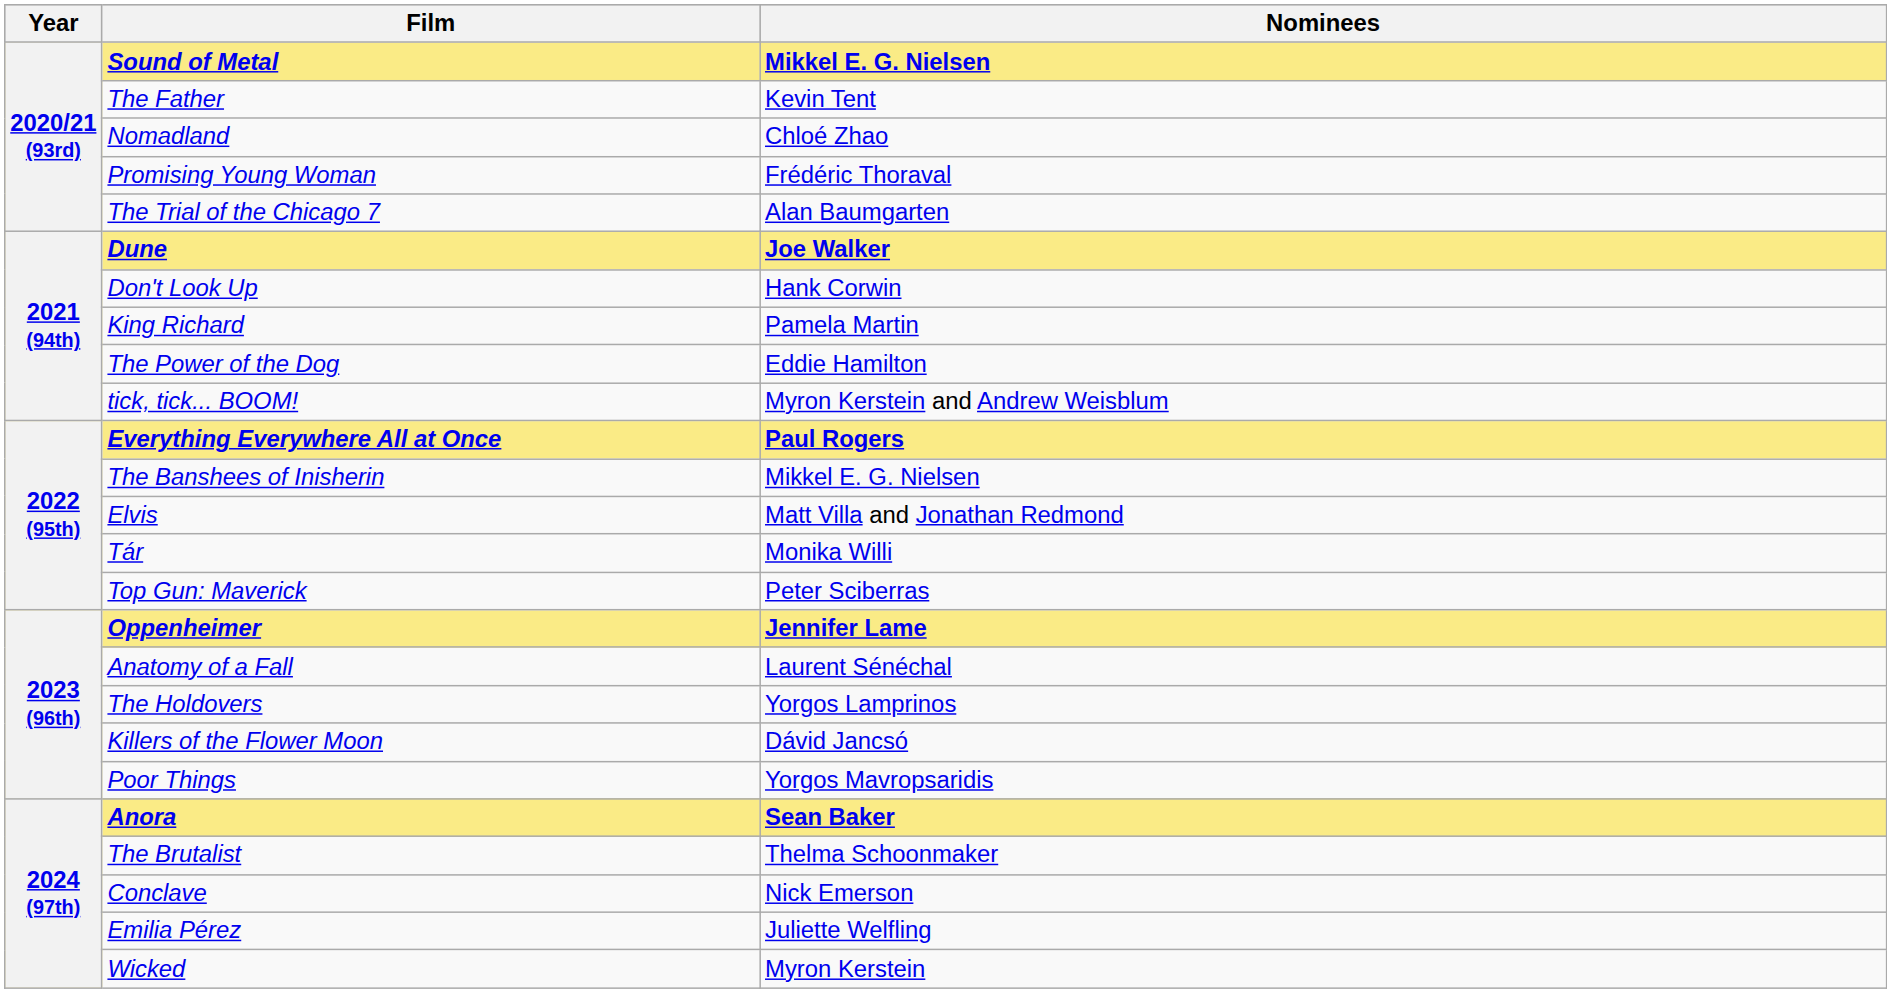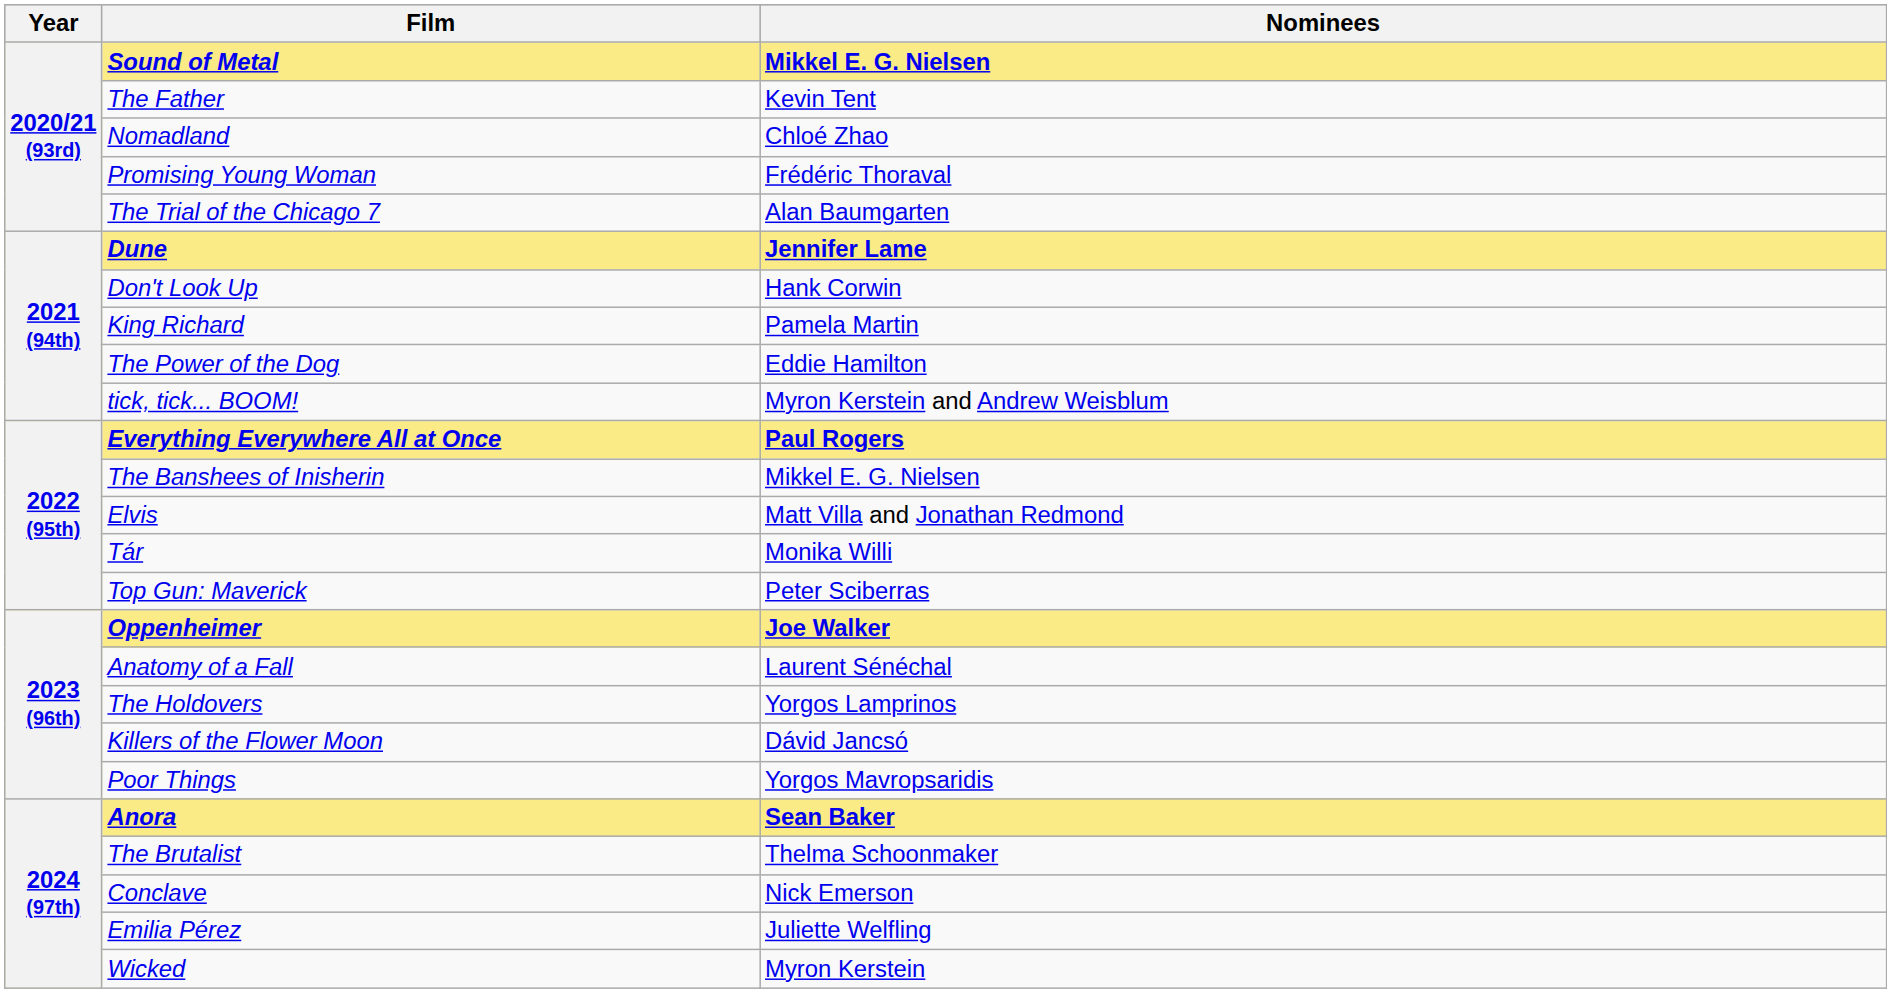(828, 250) Joe Walker -> (846, 250) Jennifer Lame
(846, 628) Jennifer Lame -> (828, 628) Joe Walker
